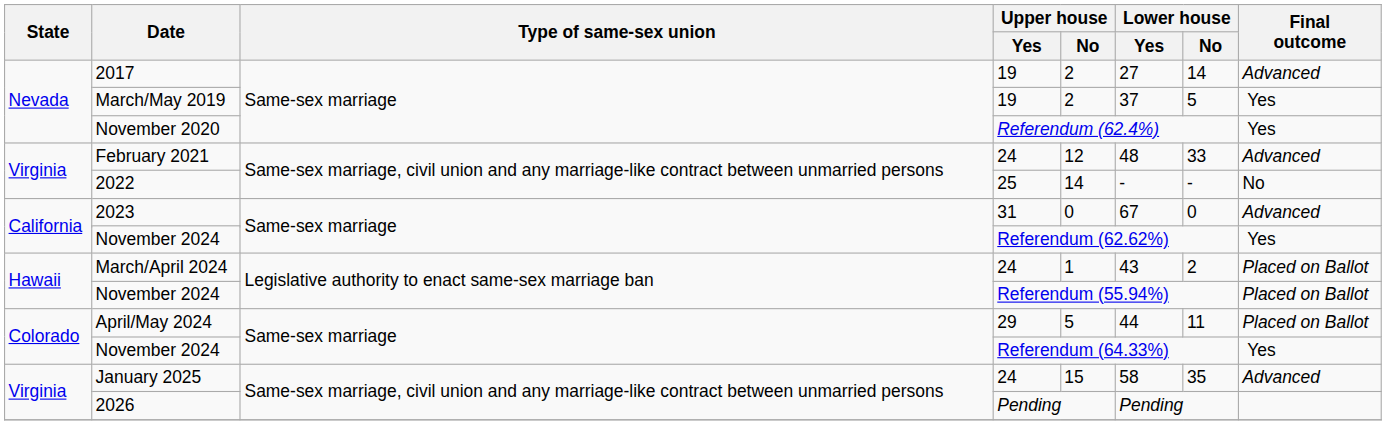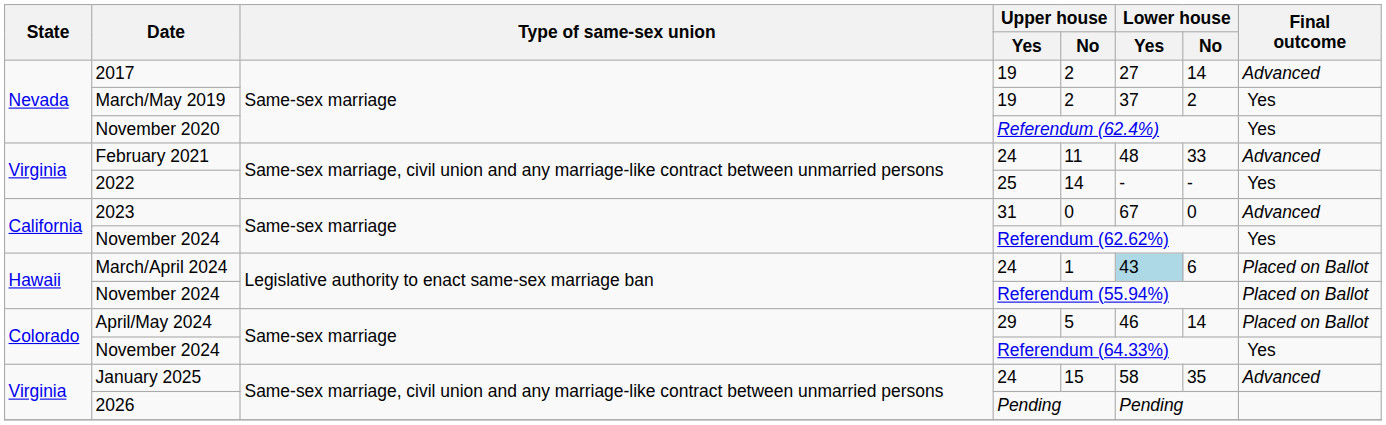(1192, 101) 5 -> (1192, 101) 2
(1074, 156) 12 -> (1073, 156) 11
(1254, 184) No -> (1259, 184) Yes
(1129, 267) no background -> (1129, 267) lightblue background
(1192, 267) 2 -> (1192, 267) 6
(1129, 322) 44 -> (1129, 322) 46
(1196, 322) 11 -> (1197, 322) 14
